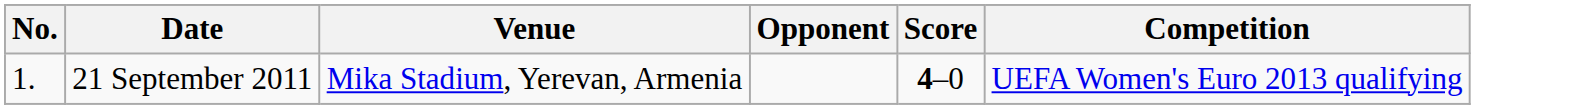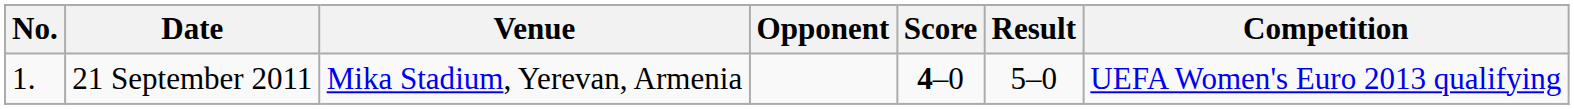+ column: (1034, 29)
